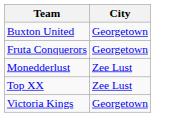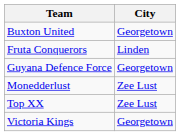(120, 49) Georgetown -> (133, 49) Linden
+ row: (59, 67)
